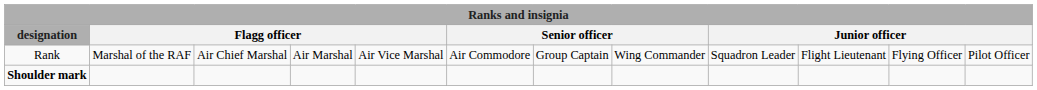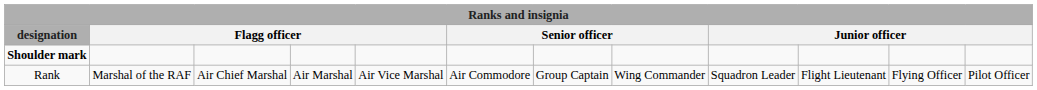rows swapped: (47, 75) <-> (47, 55)
